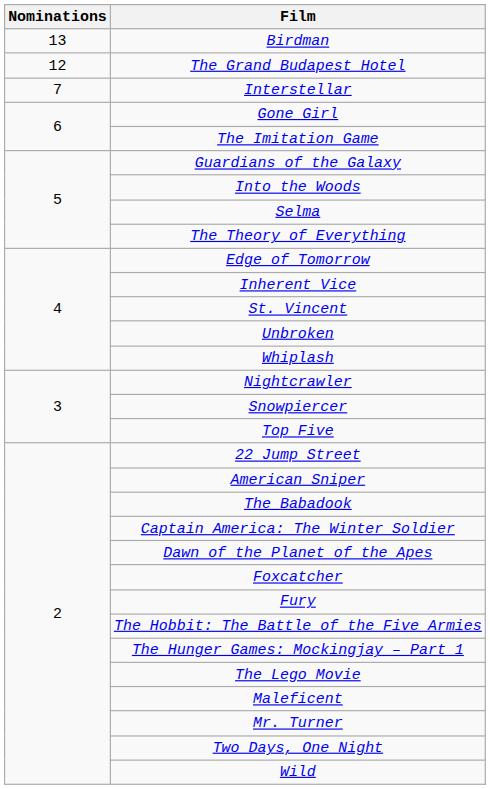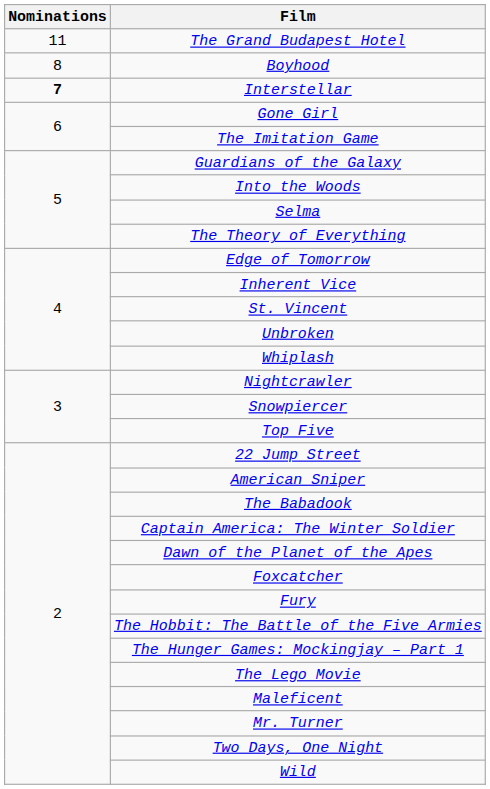- row: (298, 41)
(57, 65) 12 -> (57, 41) 11
+ row: (298, 65)
(57, 90) normal -> (57, 90) bold
